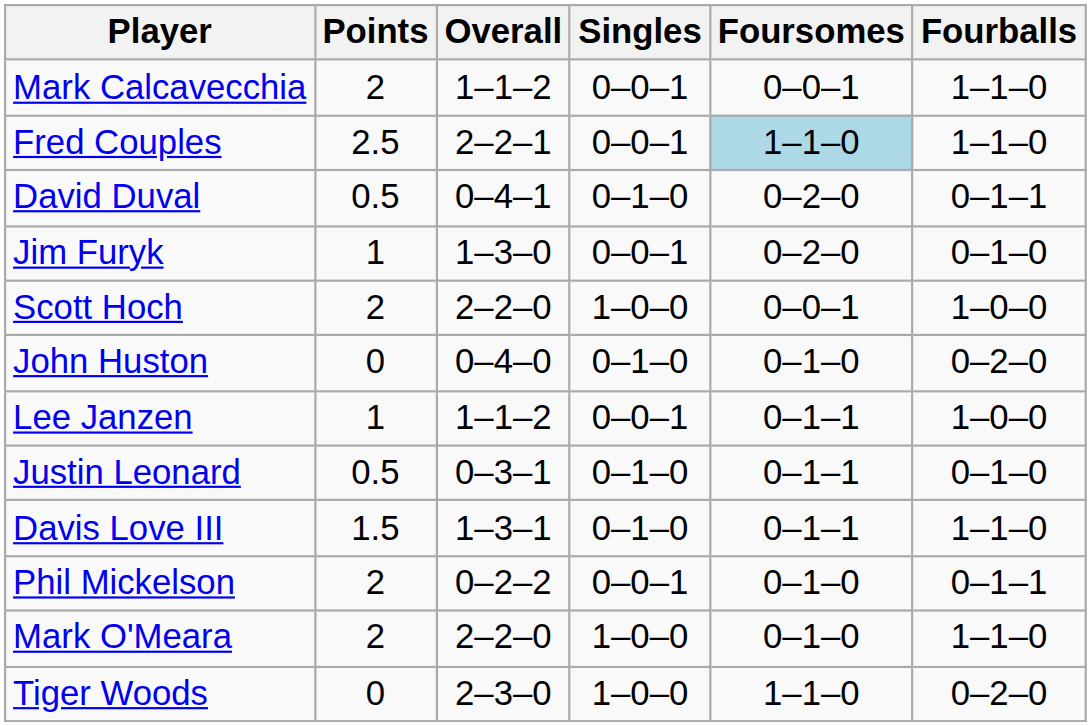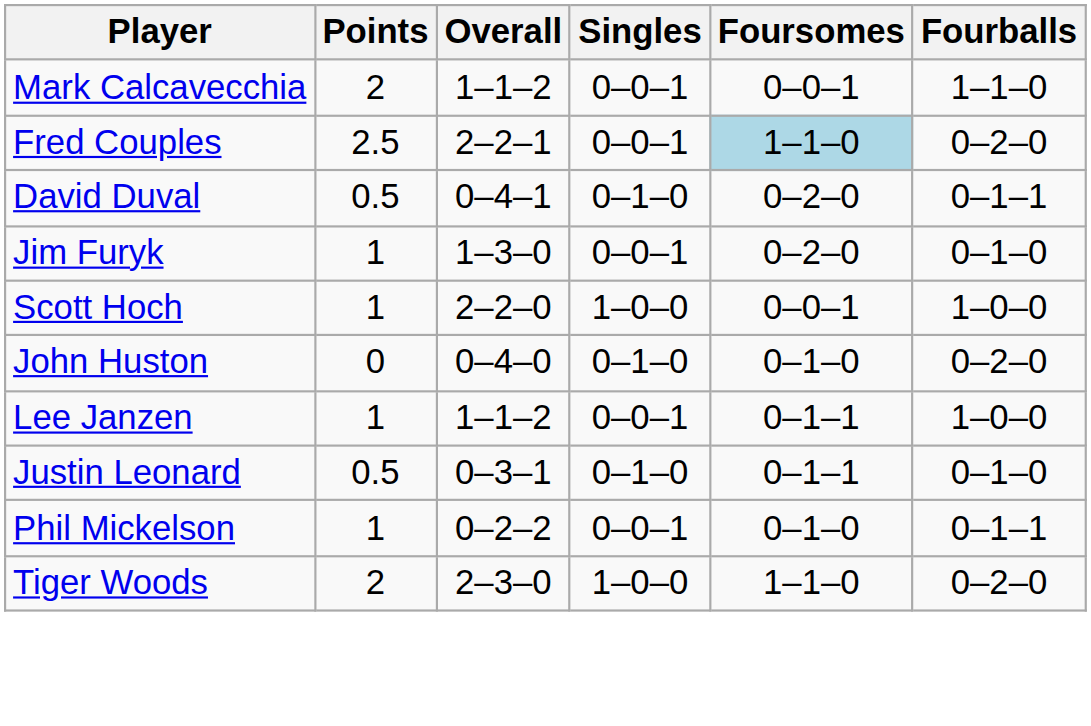(999, 142) 1–1–0 -> (999, 142) 0–2–0
(375, 307) 2 -> (375, 307) 1
- row: (118, 527)
(375, 582) 2 -> (375, 527) 1
- row: (123, 637)
(375, 692) 0 -> (375, 582) 2
